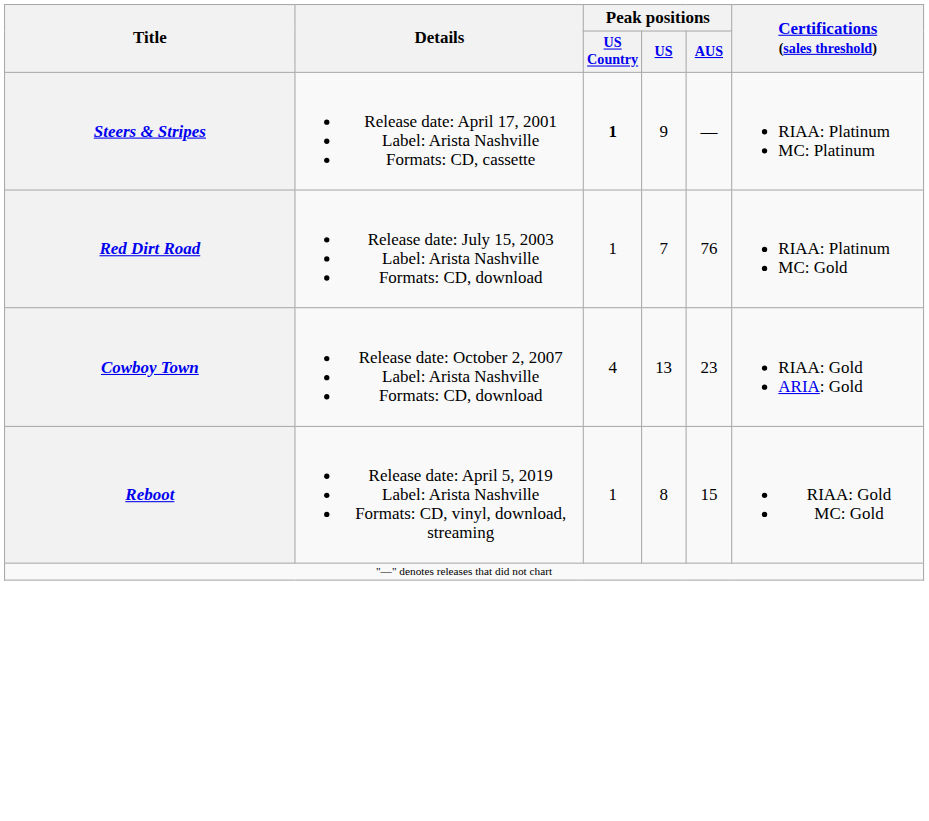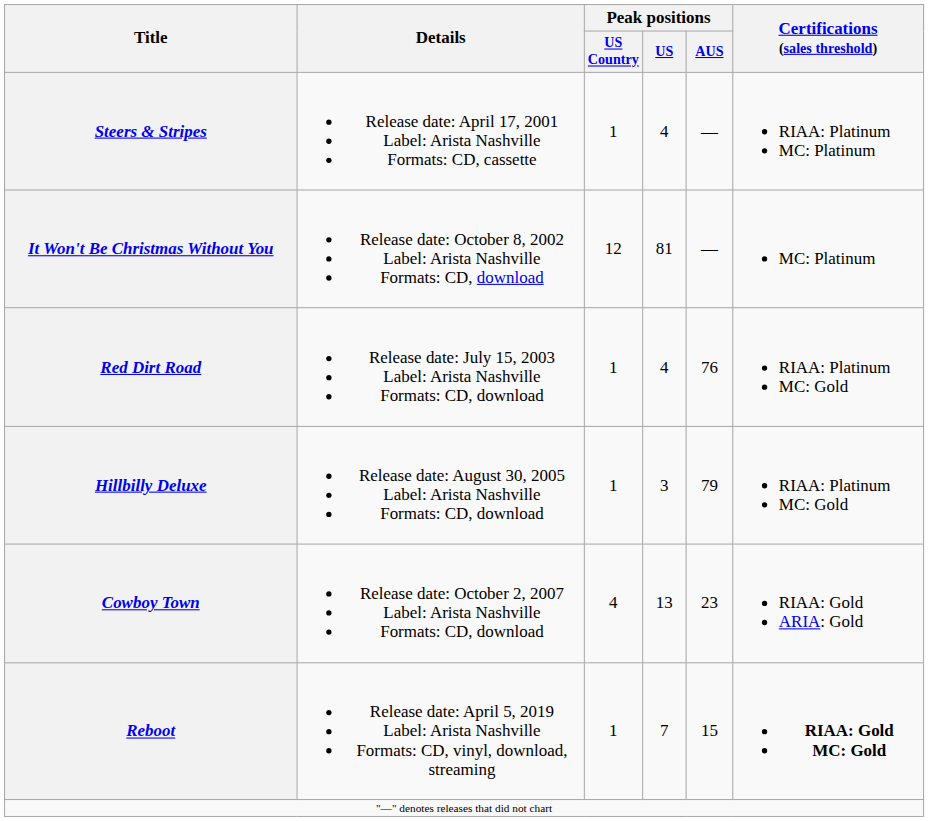(613, 131) bold -> (613, 131) normal
(664, 131) 9 -> (664, 131) 4
+ row: (151, 249)
(664, 249) 7 -> (664, 367) 4
+ row: (151, 485)
(664, 494) 8 -> (664, 730) 7
(828, 504) normal -> (828, 740) bold
